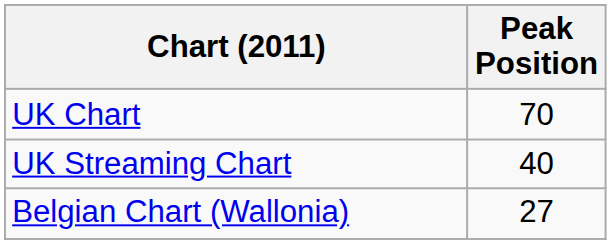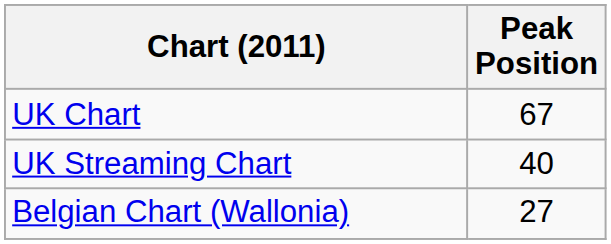(537, 113) 70 -> (537, 113) 67
